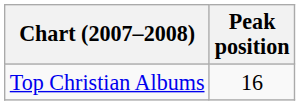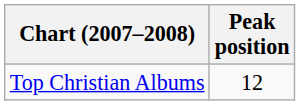(252, 81) 16 -> (252, 81) 12
